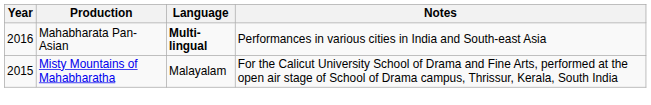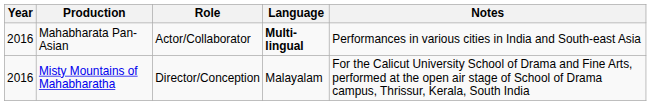+ column: (208, 13)
(20, 71) 2015 -> (20, 78) 2016
